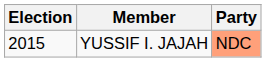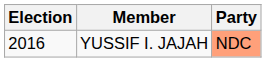(27, 43) 2015 -> (27, 43) 2016
